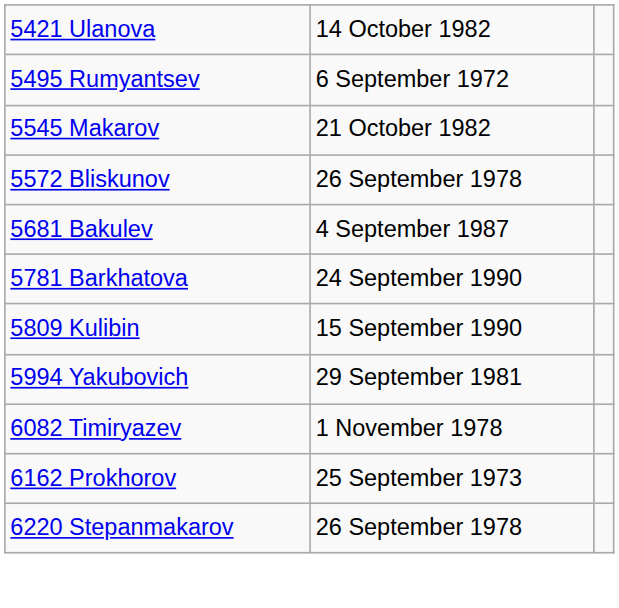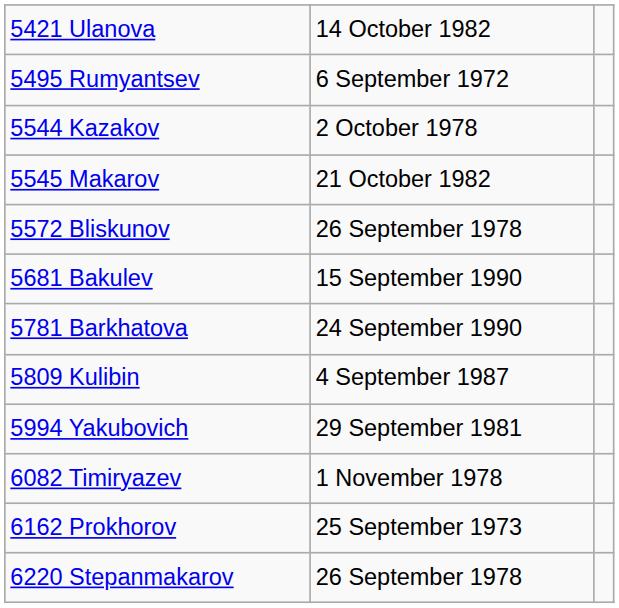+ row: (85, 129)
(412, 228) 4 September 1987 -> (419, 278) 15 September 1990
(419, 328) 15 September 1990 -> (412, 378) 4 September 1987
